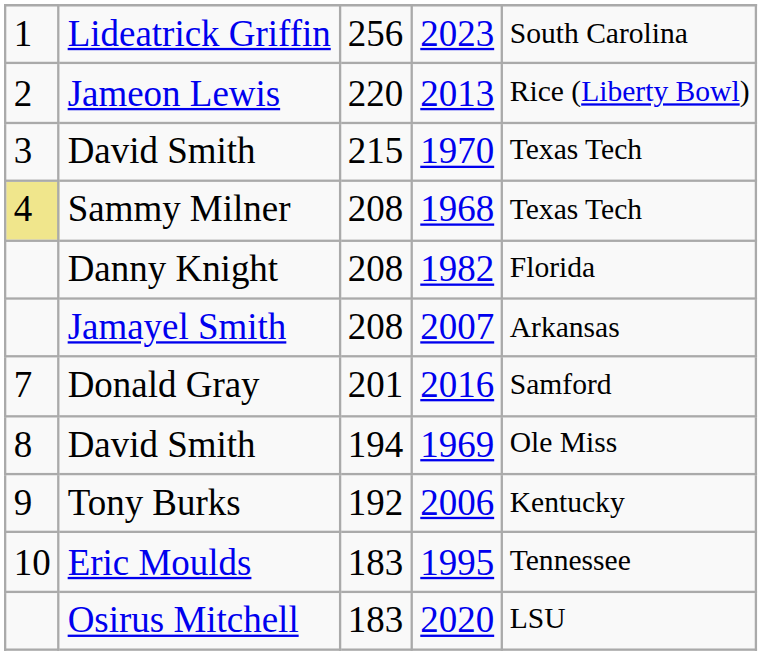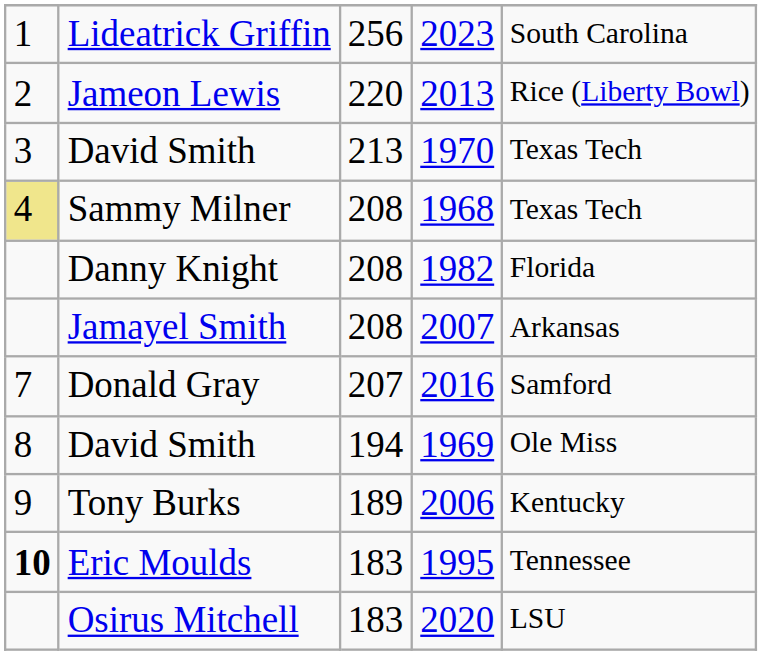(376, 151) 215 -> (376, 151) 213
(376, 385) 201 -> (376, 385) 207
(376, 502) 192 -> (376, 502) 189
(32, 561) normal -> (32, 561) bold
